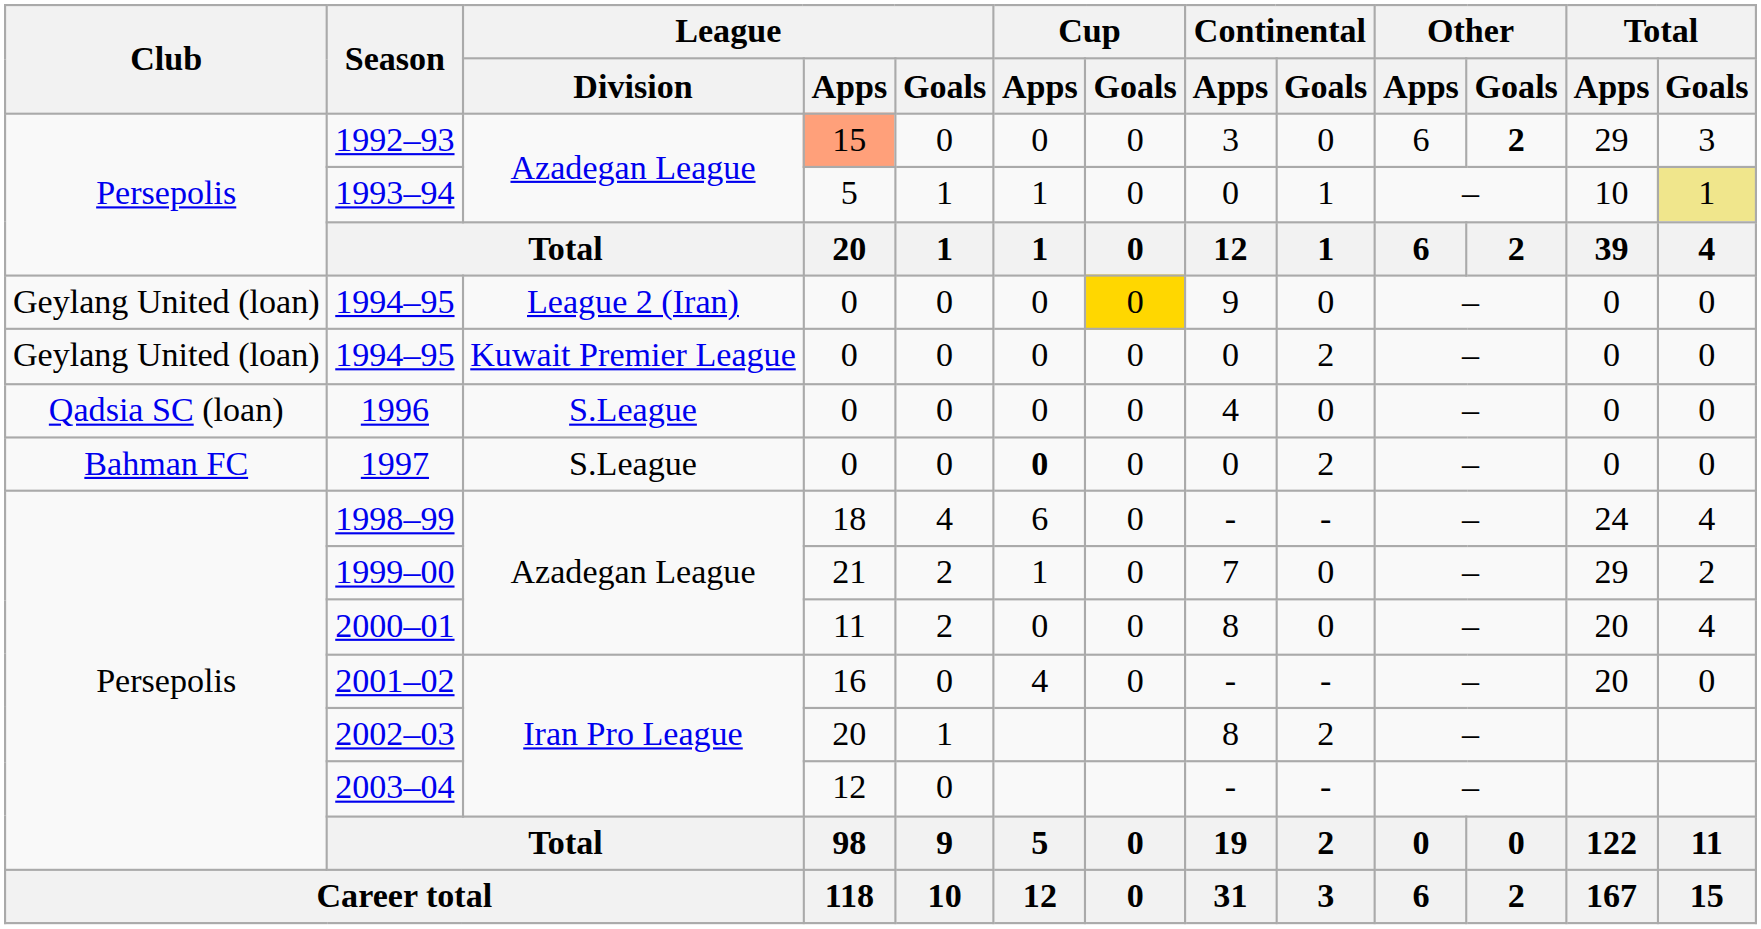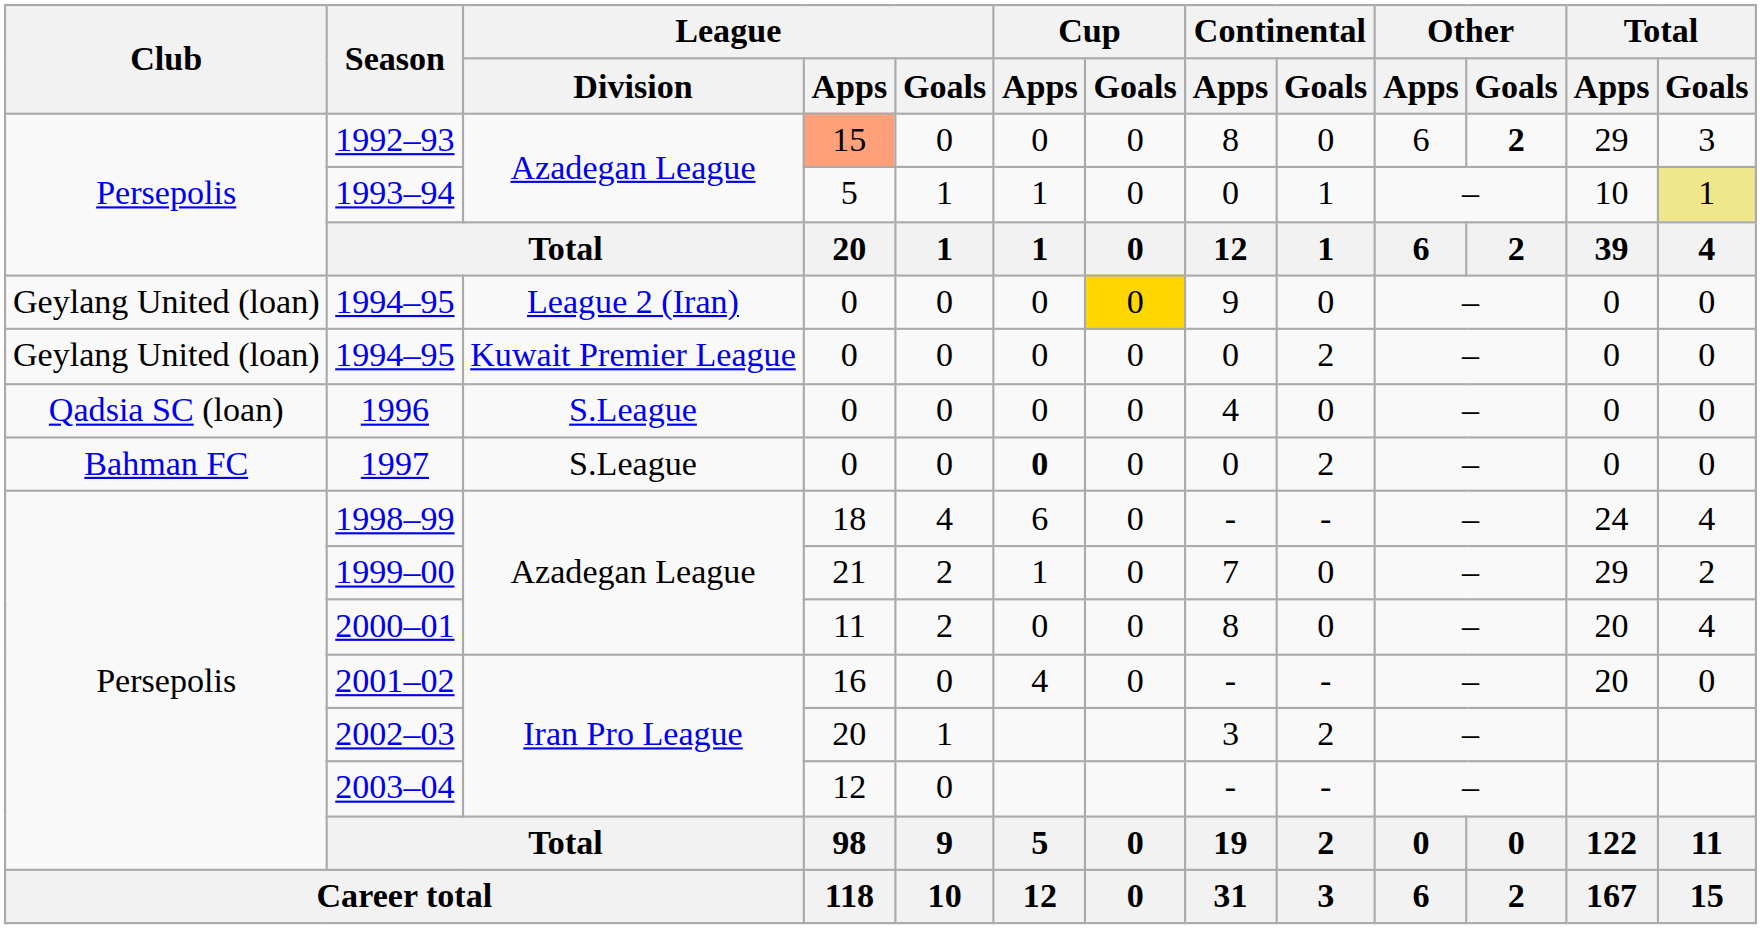(1230, 139) 3 -> (1230, 139) 8
(1230, 734) 8 -> (1230, 734) 3
